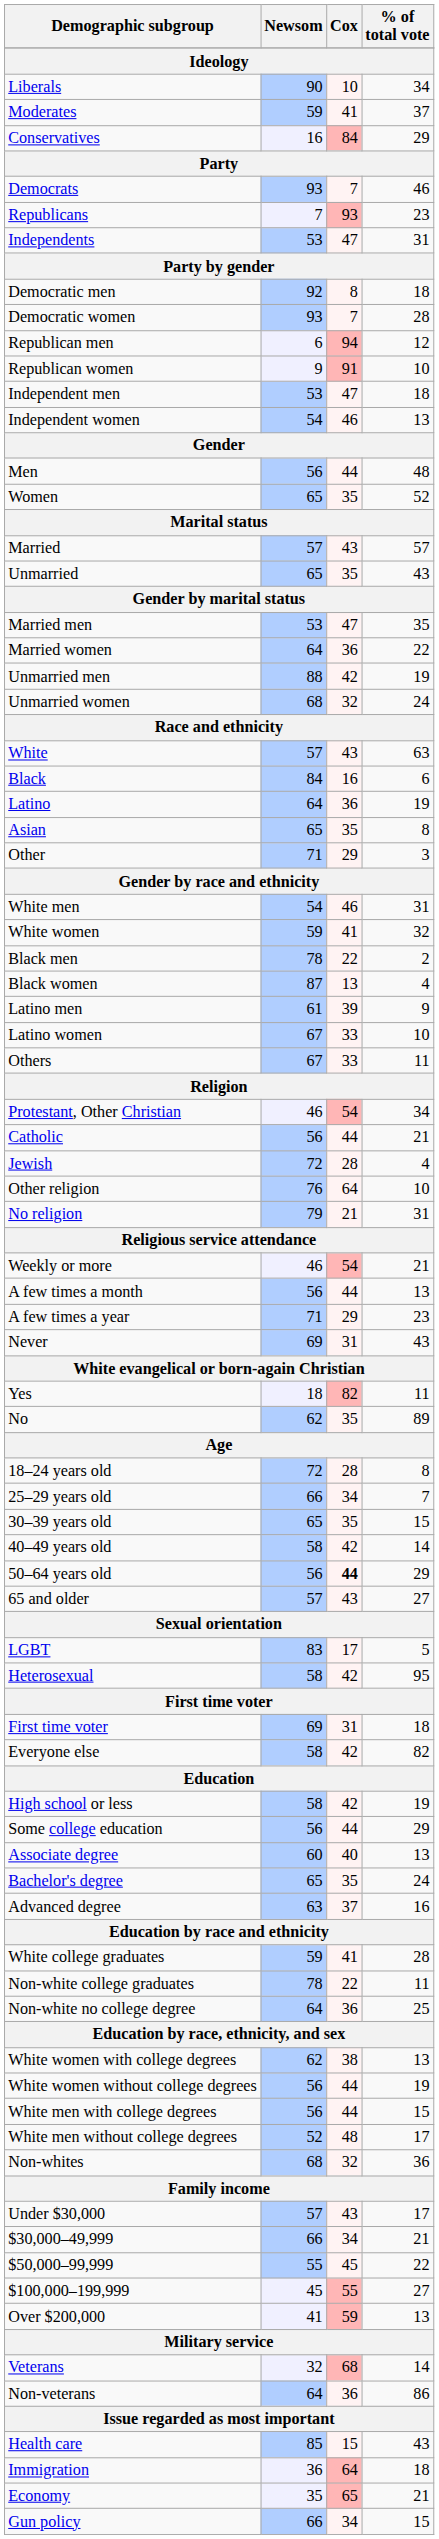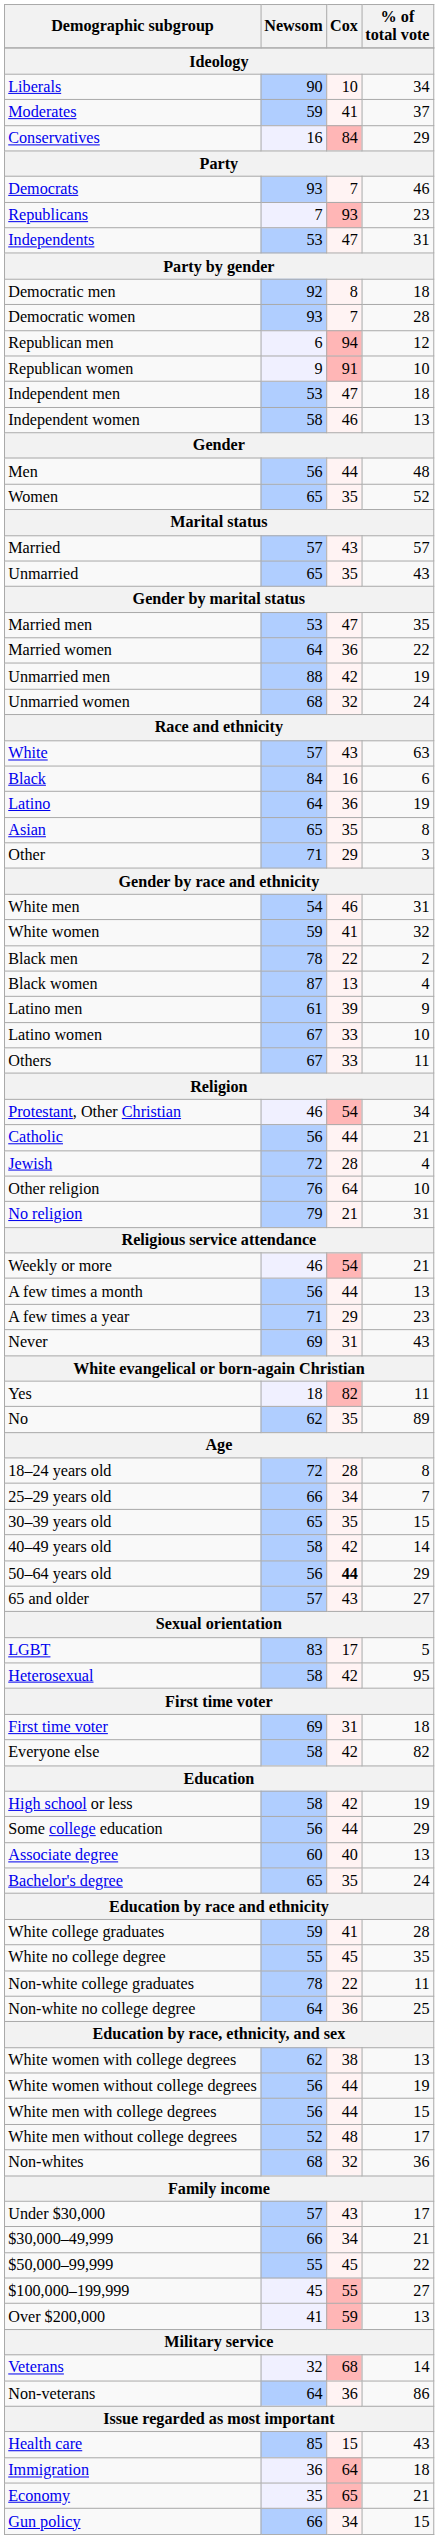(315, 419) 54 -> (315, 419) 58
- row: (65, 1906)
+ row: (87, 1957)
